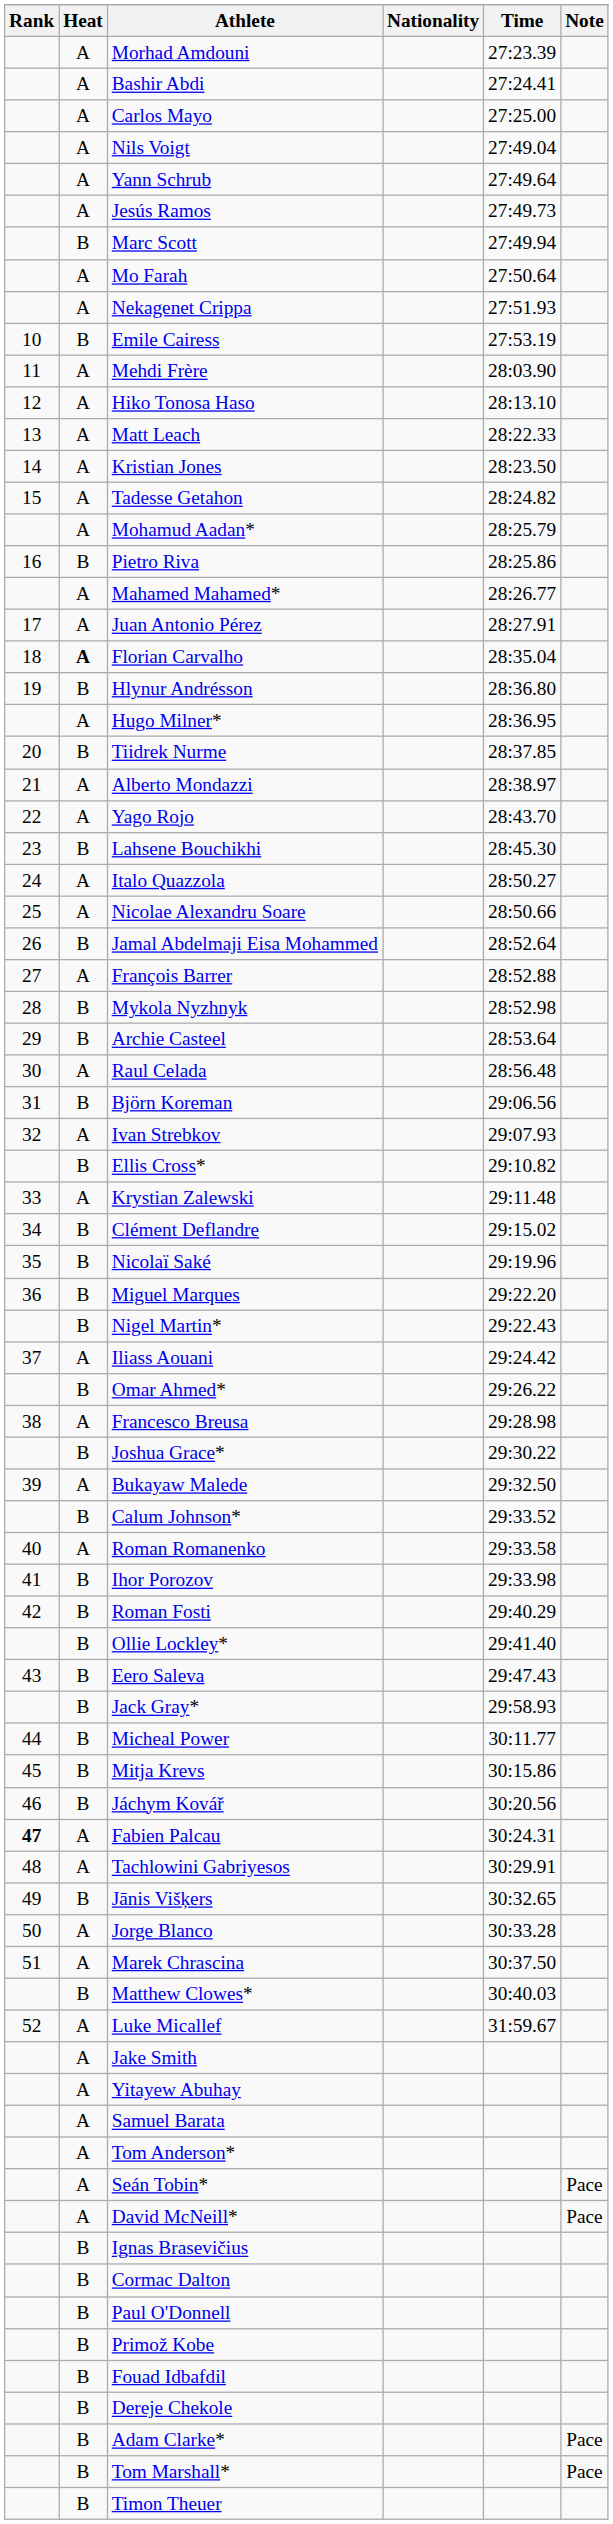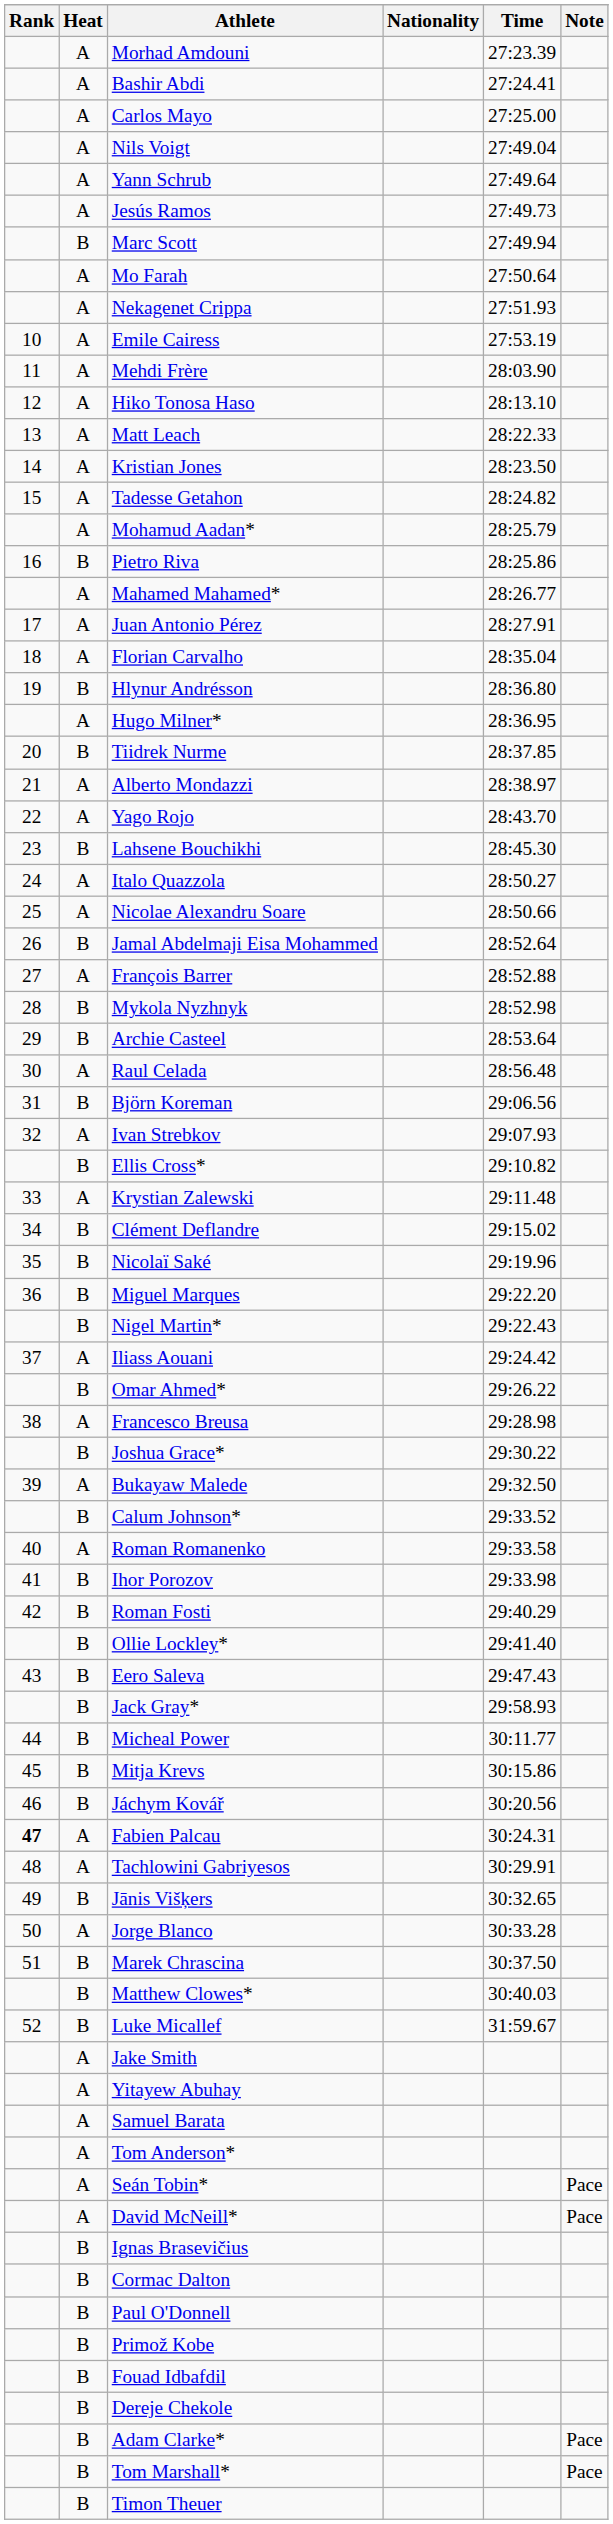(83, 338) B -> (83, 338) A
(83, 657) bold -> (83, 657) normal
(83, 1962) A -> (83, 1962) B
(83, 2025) A -> (83, 2025) B
